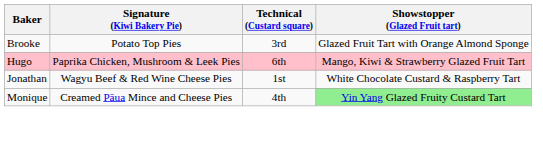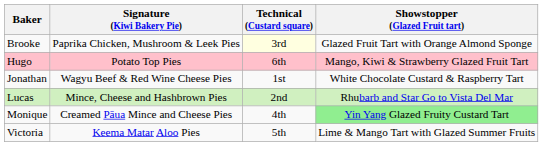(146, 43) Potato Top Pies -> (146, 43) Paprika Chicken, Mushroom & Leek Pies
(279, 43) no background -> (279, 43) lightyellow background
(146, 61) Paprika Chicken, Mushroom & Leek Pies -> (146, 61) Potato Top Pies
+ row: (20, 97)
+ row: (25, 132)
